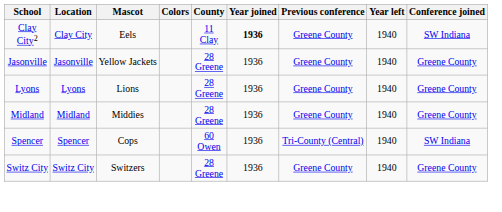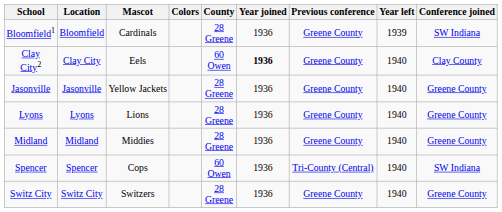+ row: (31, 33)
(209, 34) 11 Clay -> (219, 60) 60 Owen
(447, 34) SW Indiana -> (457, 60) Clay County
